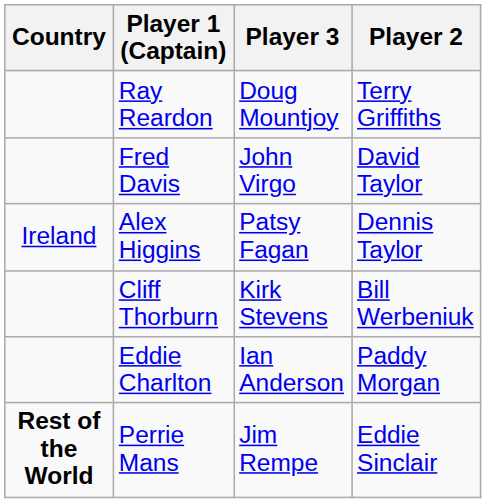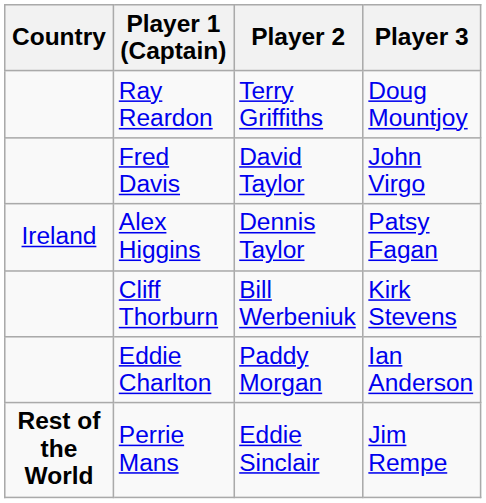columns swapped: (416, 37) <-> (292, 37)
